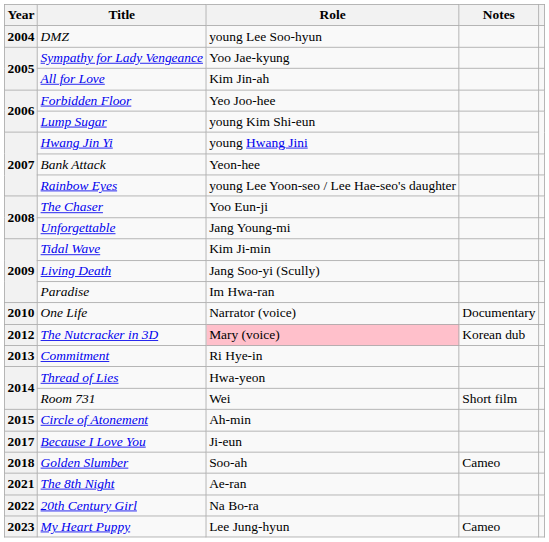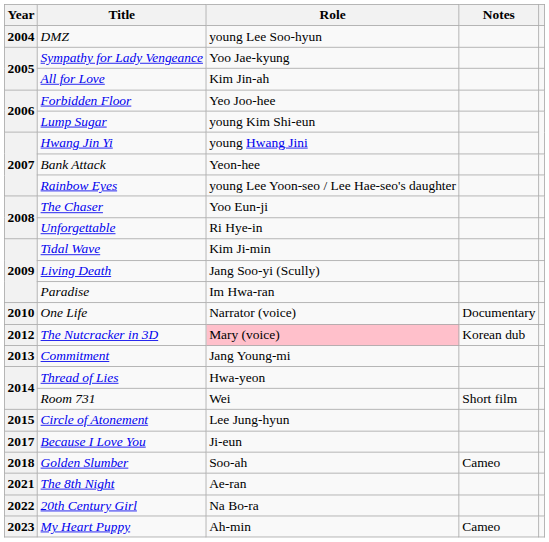(250, 228) Jang Young-mi -> (236, 228) Ri Hye-in
(236, 356) Ri Hye-in -> (250, 356) Jang Young-mi
(230, 420) Ah-min -> (249, 420) Lee Jung-hyun
(249, 526) Lee Jung-hyun -> (230, 526) Ah-min
